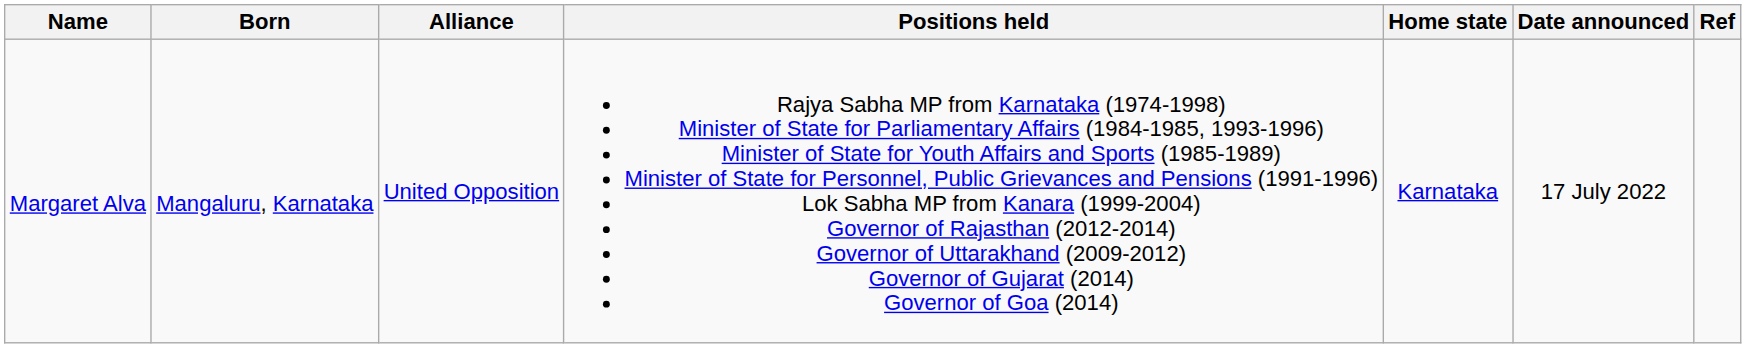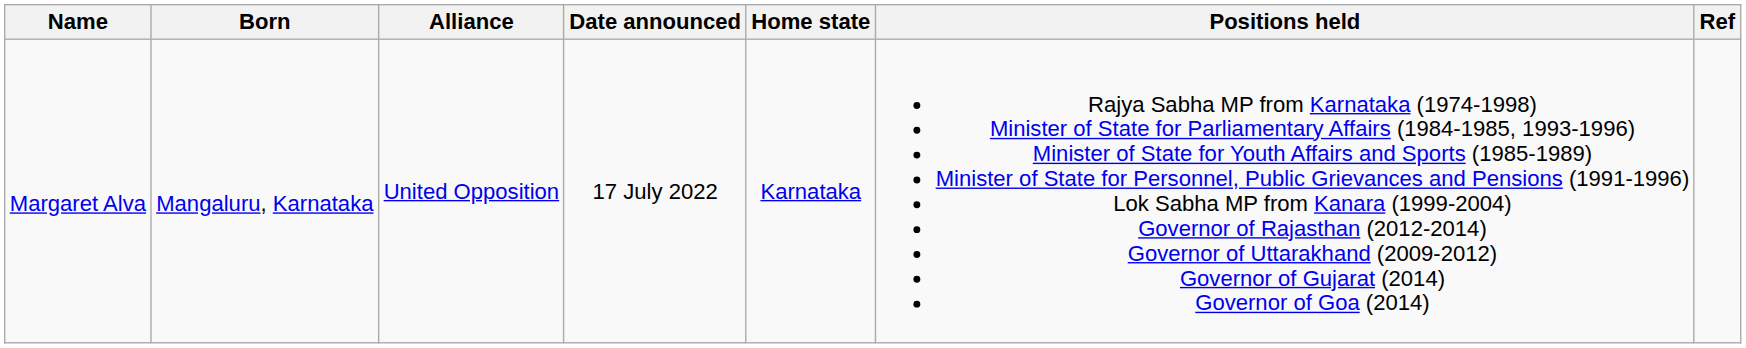columns swapped: (974, 22) <-> (1603, 22)
